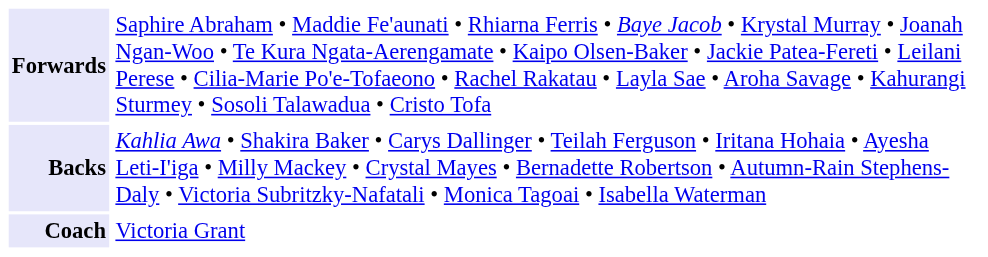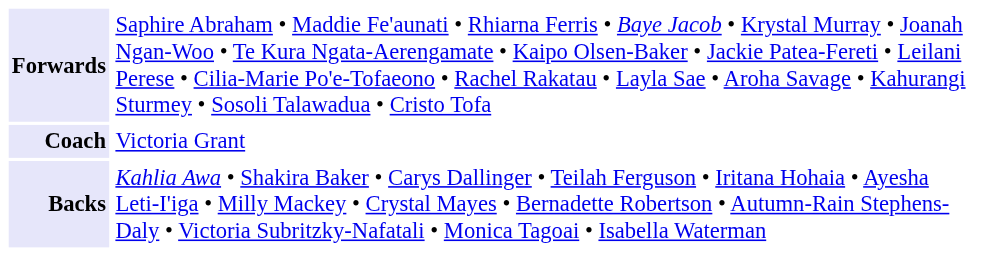rows swapped: (77, 167) <-> (75, 230)
